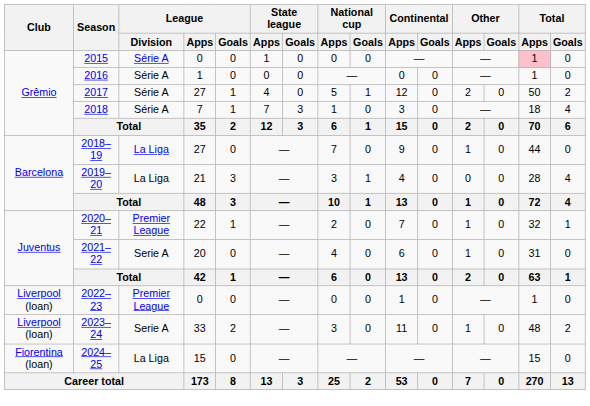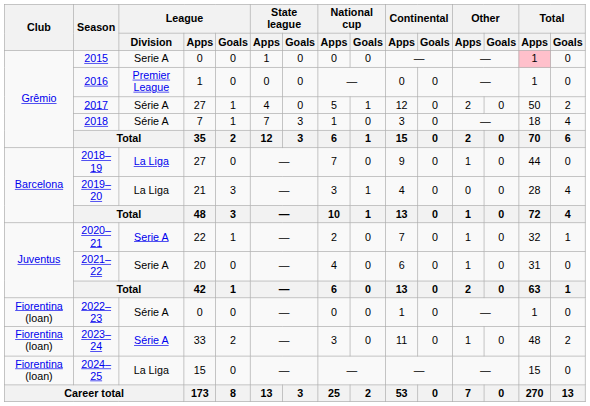(151, 59) Série A -> (151, 59) Serie A
(151, 76) Série A -> (151, 82) Premier League
(151, 225) Premier League -> (151, 237) Serie A
(39, 300) Liverpool (loan) -> (39, 312) Fiorentina (loan)
(151, 300) Premier League -> (151, 312) Série A
(39, 329) Liverpool (loan) -> (39, 341) Fiorentina (loan)
(151, 329) Serie A -> (151, 341) Série A
